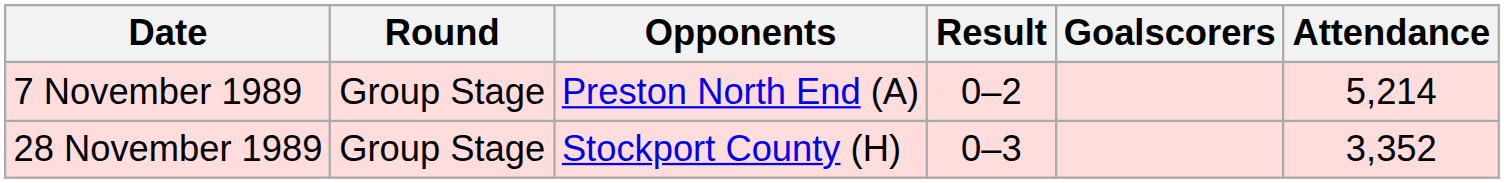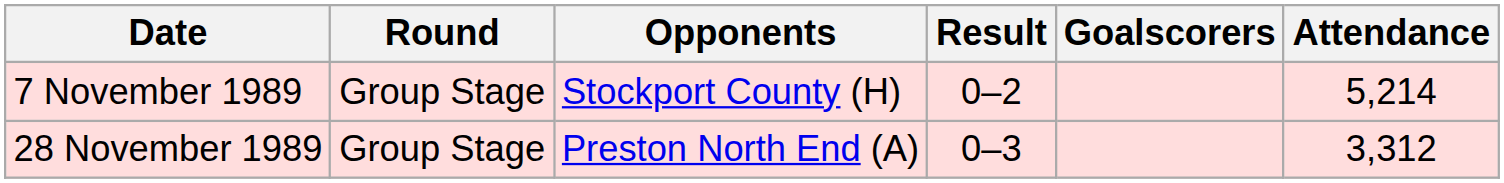(741, 90) Preston North End (A) -> (731, 90) Stockport County (H)
(731, 148) Stockport County (H) -> (741, 148) Preston North End (A)
(1391, 148) 3,352 -> (1391, 148) 3,312
